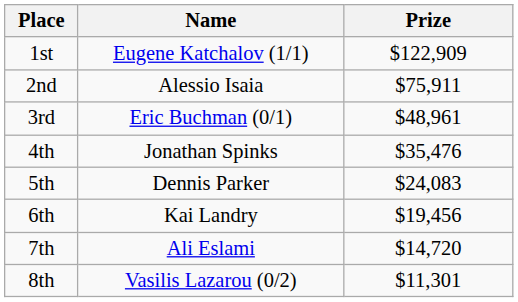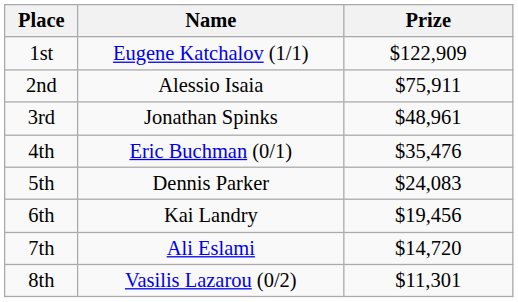(211, 118) Eric Buchman (0/1) -> (211, 118) Jonathan Spinks
(211, 150) Jonathan Spinks -> (211, 150) Eric Buchman (0/1)
